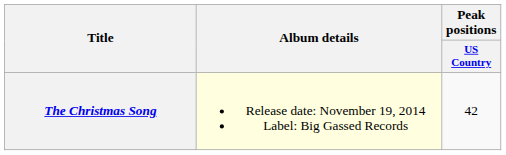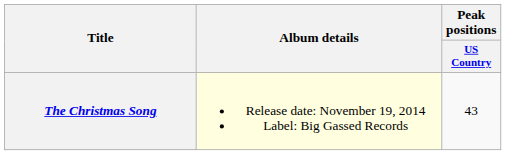(471, 111) 42 -> (471, 111) 43
